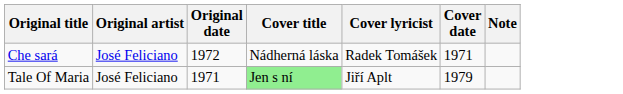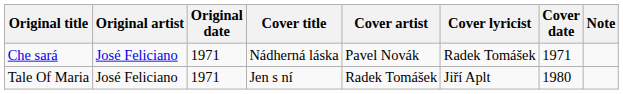+ column: (391, 24)
(205, 54) 1972 -> (205, 54) 1971
(271, 77) lightgreen background -> (271, 77) no background
(458, 77) 1979 -> (557, 77) 1980
